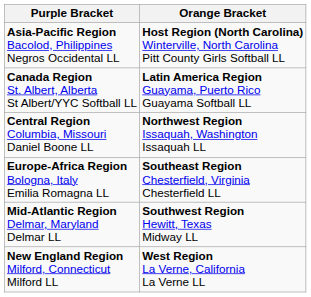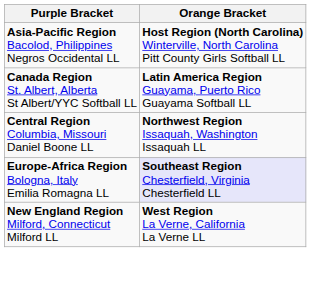(196, 179) no background -> (196, 179) lavender background
- row: (62, 224)
